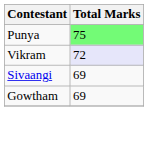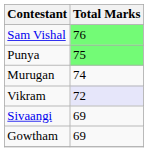+ row: (37, 34)
+ row: (31, 75)
